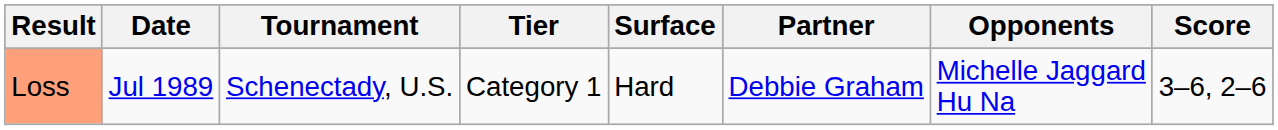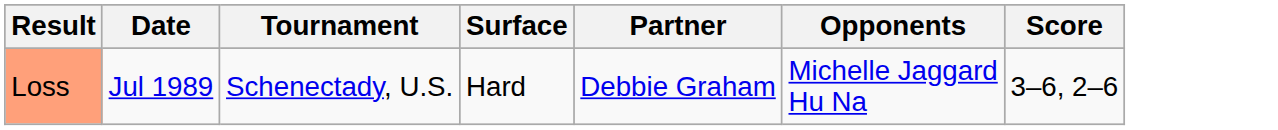- column: (534, 26)
